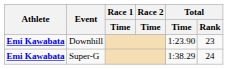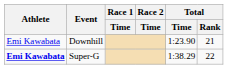(36, 42) bold -> (33, 42) normal
(210, 42) 23 -> (210, 42) 21
(210, 57) 24 -> (210, 57) 22
